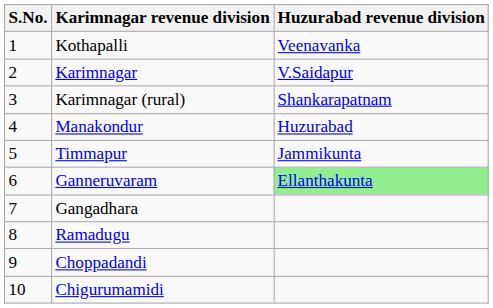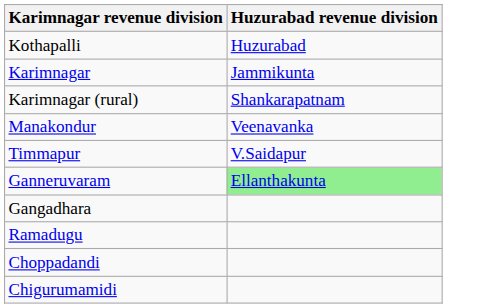- column: (28, 18)
(319, 45) Veenavanka -> (268, 45) Huzurabad
(315, 72) V.Saidapur -> (273, 72) Jammikunta
(315, 126) Huzurabad -> (272, 126) Veenavanka
(319, 153) Jammikunta -> (268, 153) V.Saidapur
